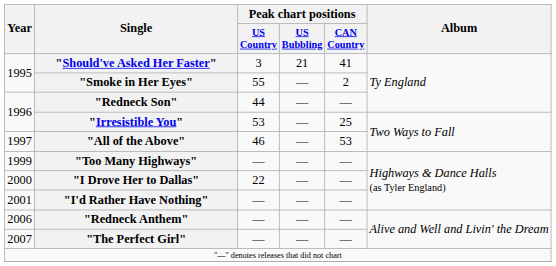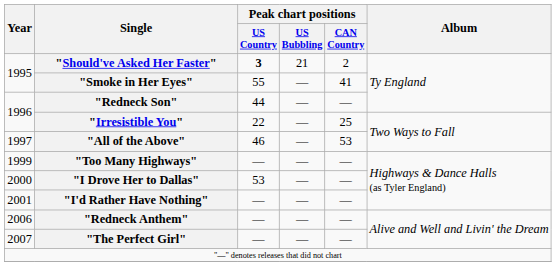(258, 63) normal -> (258, 63) bold
(346, 63) 41 -> (346, 63) 2
(346, 82) 2 -> (346, 82) 41
(258, 121) 53 -> (258, 121) 22
(258, 180) 22 -> (258, 180) 53
